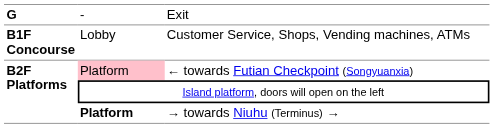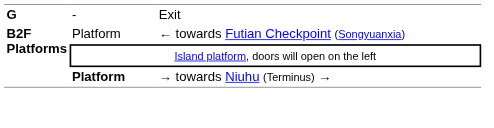- row: (318, 35)
(104, 70) pink background -> (96, 34) no background
